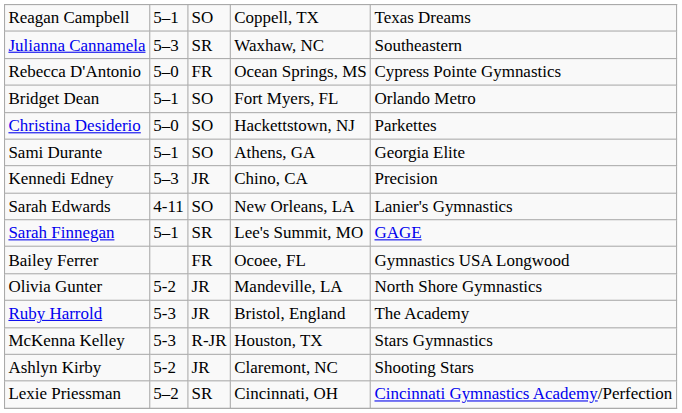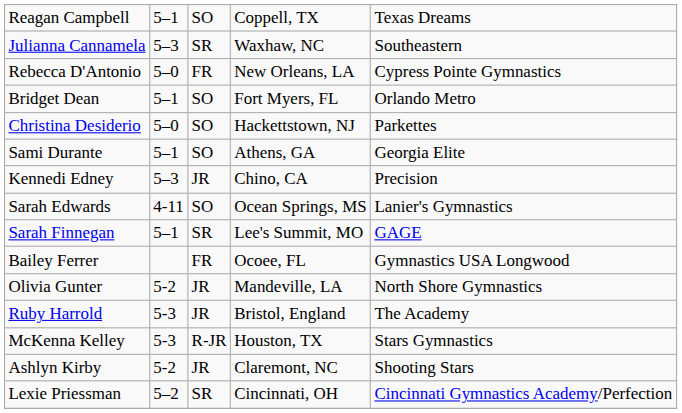(300, 71) Ocean Springs, MS -> (294, 71) New Orleans, LA
(294, 206) New Orleans, LA -> (300, 206) Ocean Springs, MS
